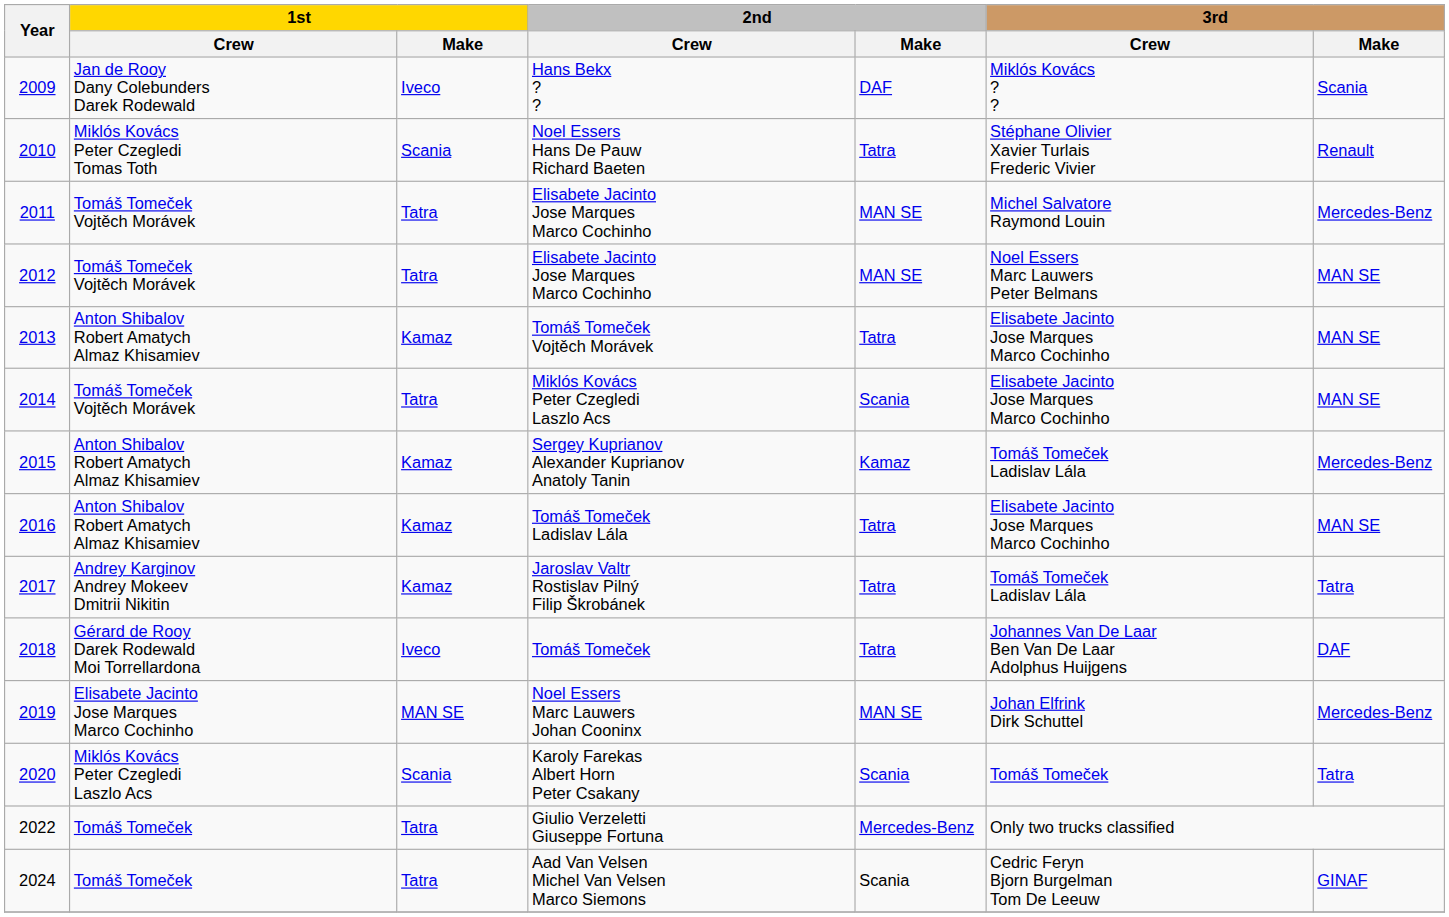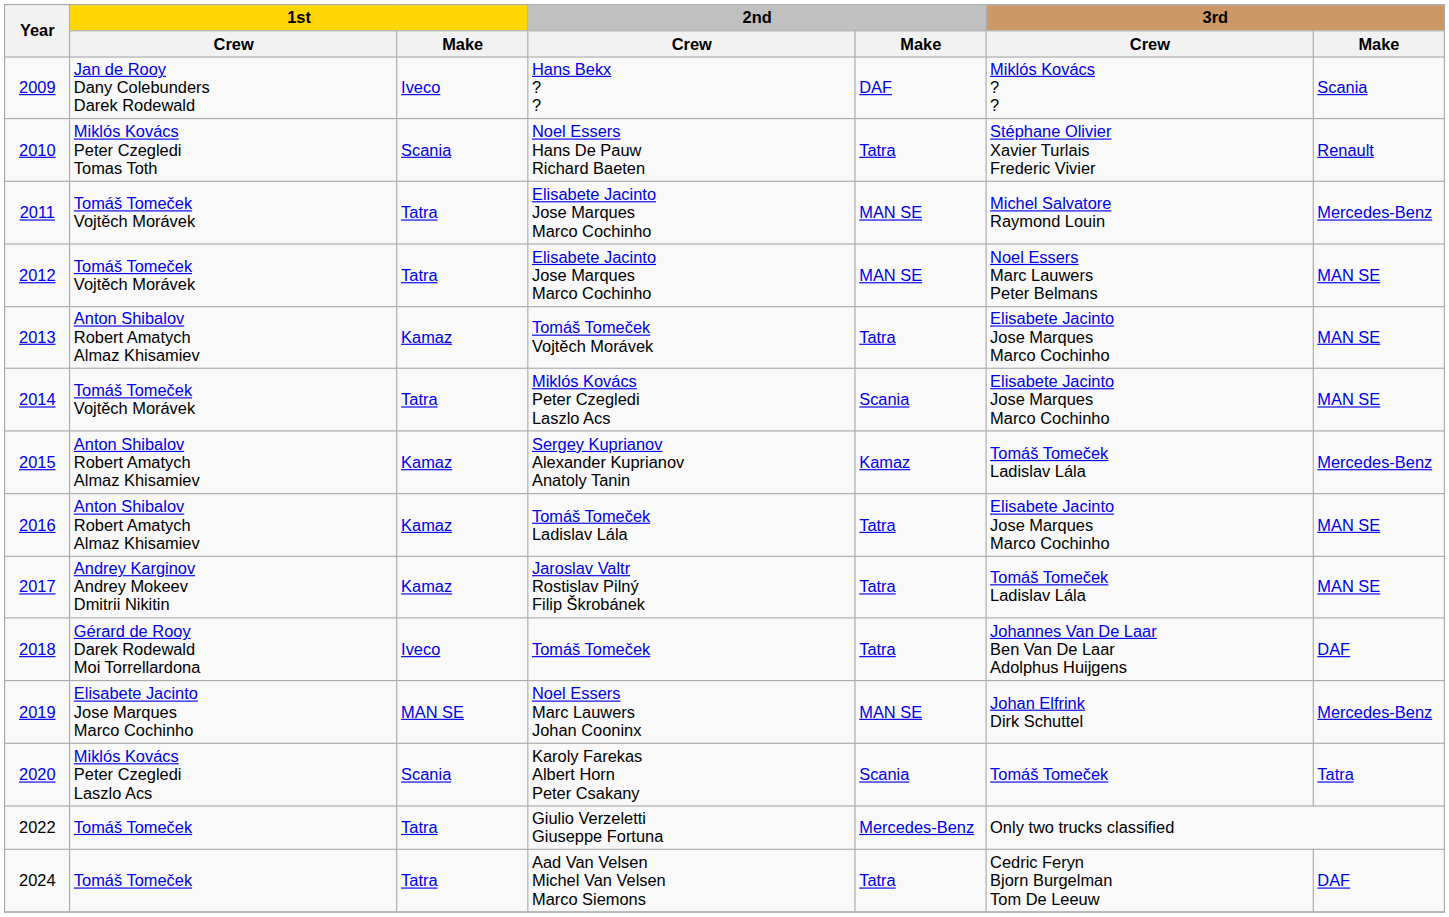(1336, 587) Tatra -> (1349, 587) MAN SE
(884, 881) Scania -> (877, 881) Tatra
(1342, 881) GINAF -> (1334, 881) DAF
